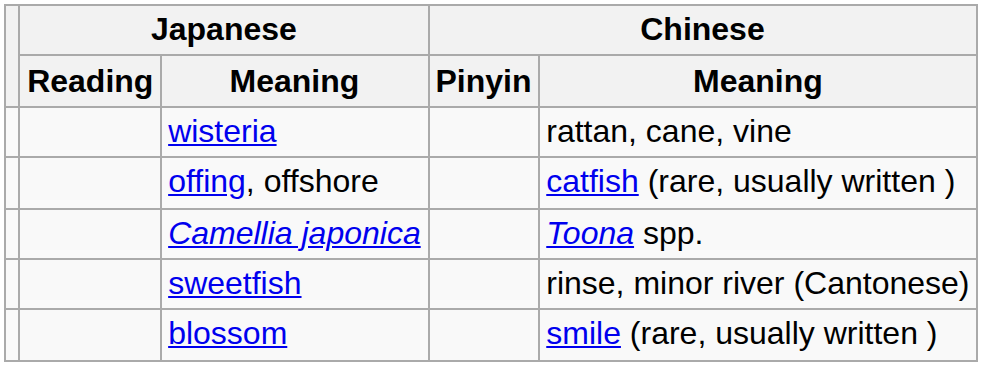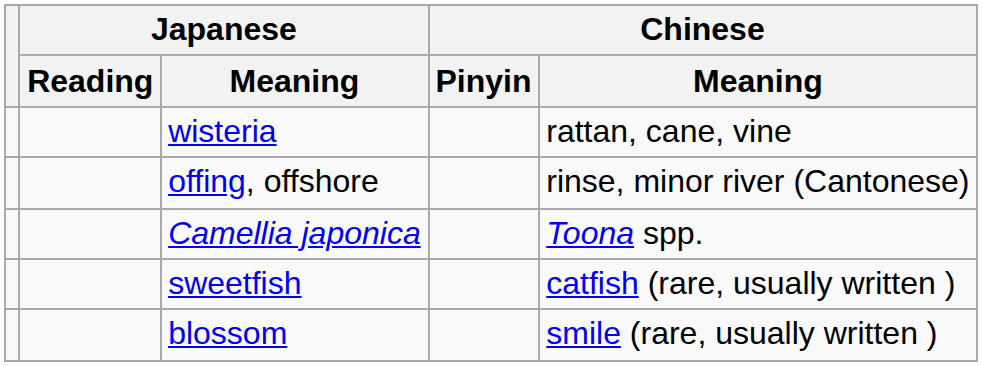(751, 182) catfish (rare, usually written ) -> (758, 182) rinse, minor river (Cantonese)
(758, 283) rinse, minor river (Cantonese) -> (751, 283) catfish (rare, usually written )
